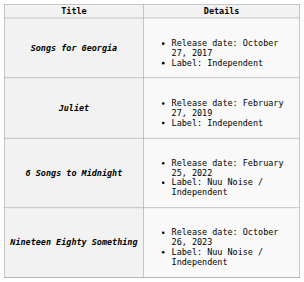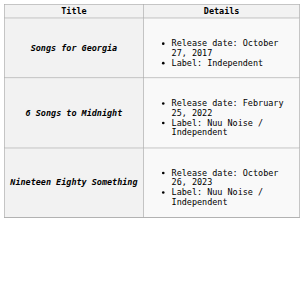- row: (74, 108)
